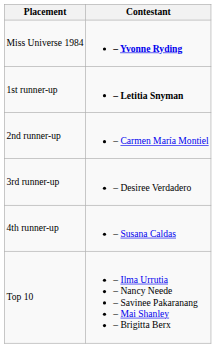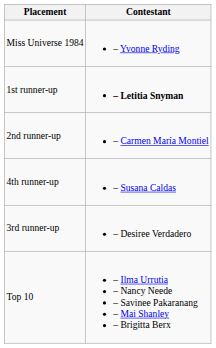(148, 49) bold -> (148, 49) normal
rows swapped: (33, 182) <-> (33, 228)
